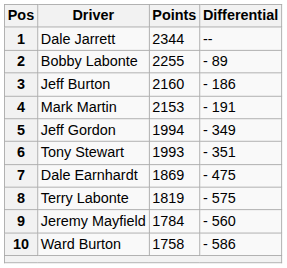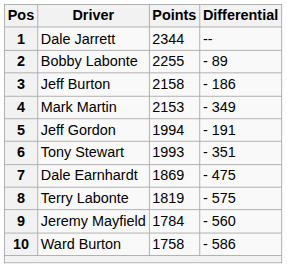(168, 84) 2160 -> (168, 84) 2158
(219, 107) - 191 -> (219, 107) - 349
(219, 130) - 349 -> (219, 130) - 191
